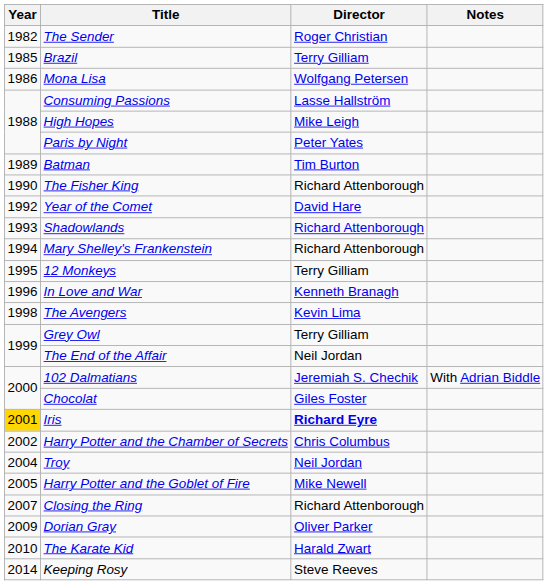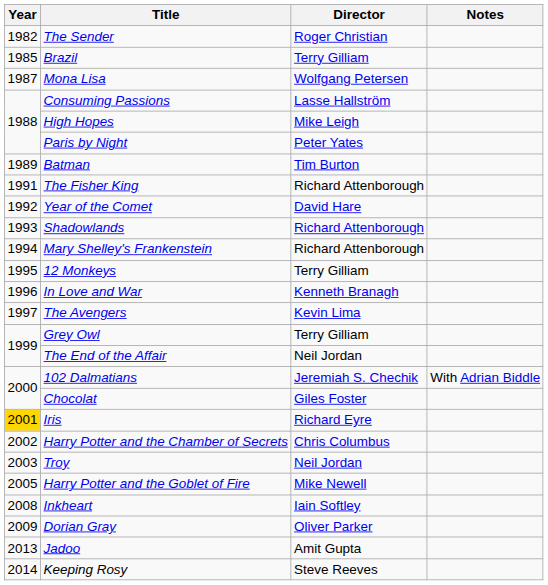(22, 79) 1986 -> (22, 79) 1987
(22, 185) 1990 -> (22, 185) 1991
(22, 313) 1998 -> (22, 313) 1997
(336, 420) bold -> (333, 420) normal
(22, 462) 2004 -> (22, 462) 2003
- row: (93, 505)
+ row: (68, 505)
- row: (88, 548)
+ row: (62, 548)
